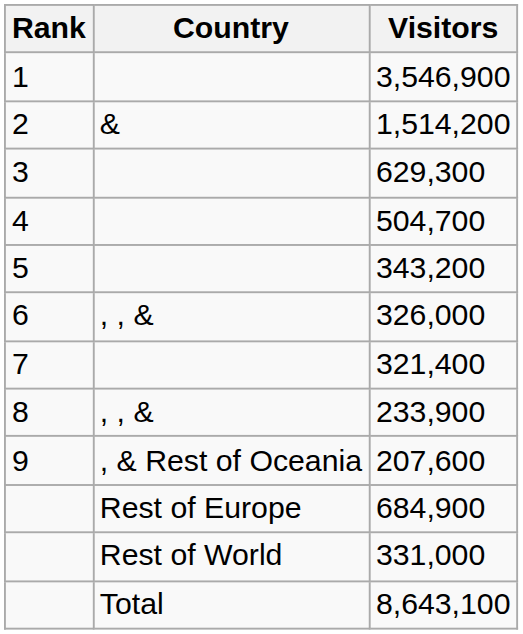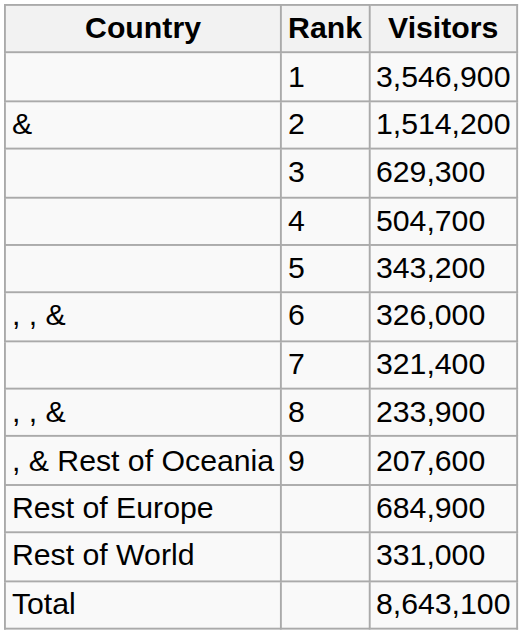columns swapped: (49, 28) <-> (231, 28)
